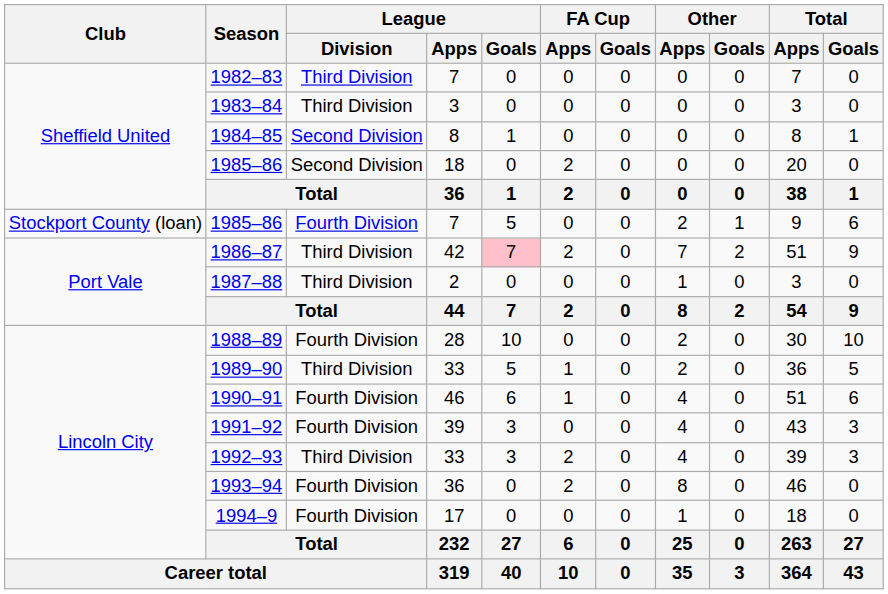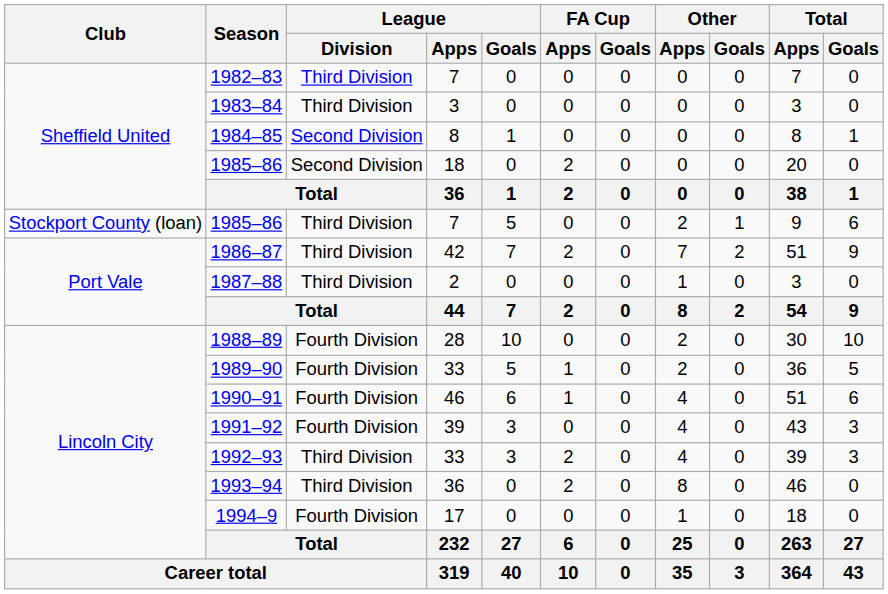(357, 223) Fourth Division -> (357, 223) Third Division
(511, 252) pink background -> (511, 252) no background
(357, 369) Third Division -> (357, 369) Fourth Division
(357, 485) Fourth Division -> (357, 485) Third Division
